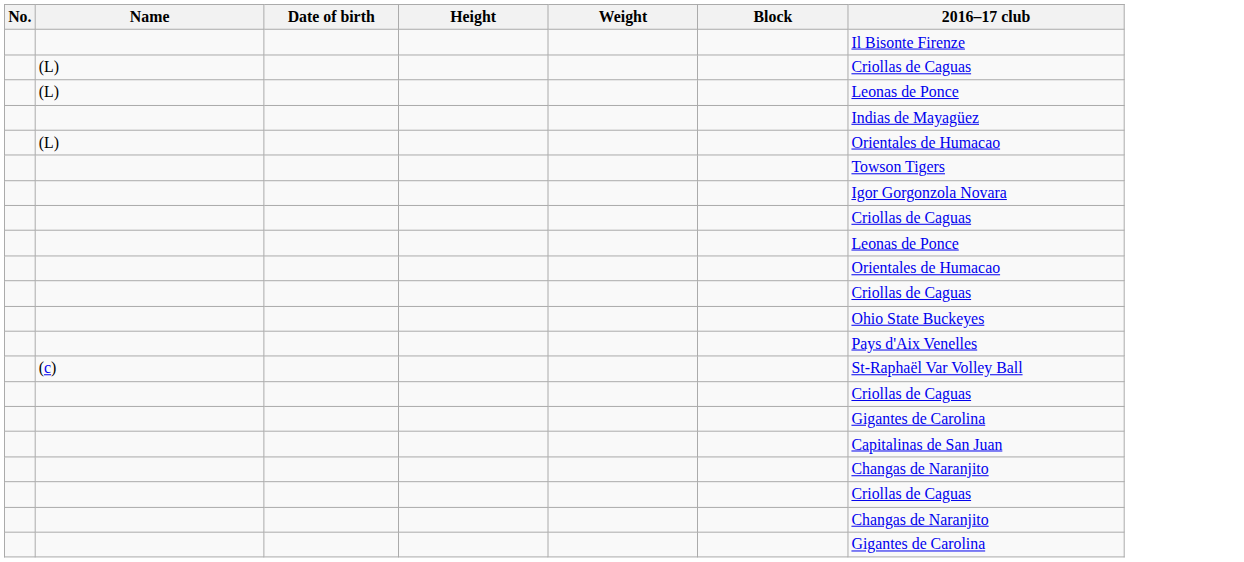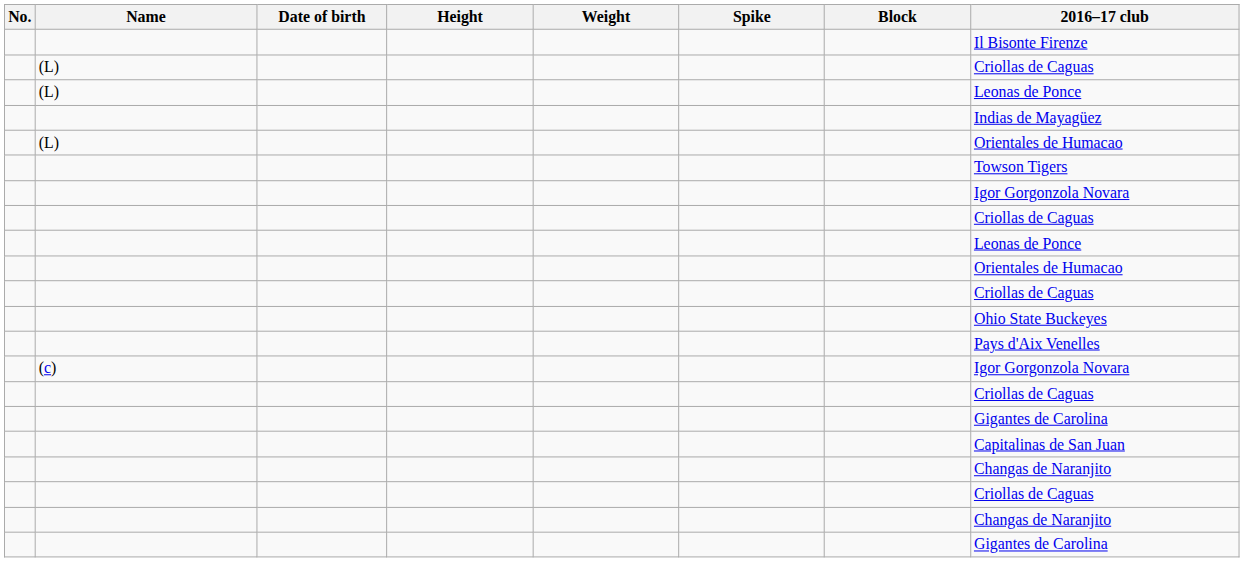+ column: (752, 17)
(937, 368) St-Raphaël Var Volley Ball -> (1052, 368) Igor Gorgonzola Novara
